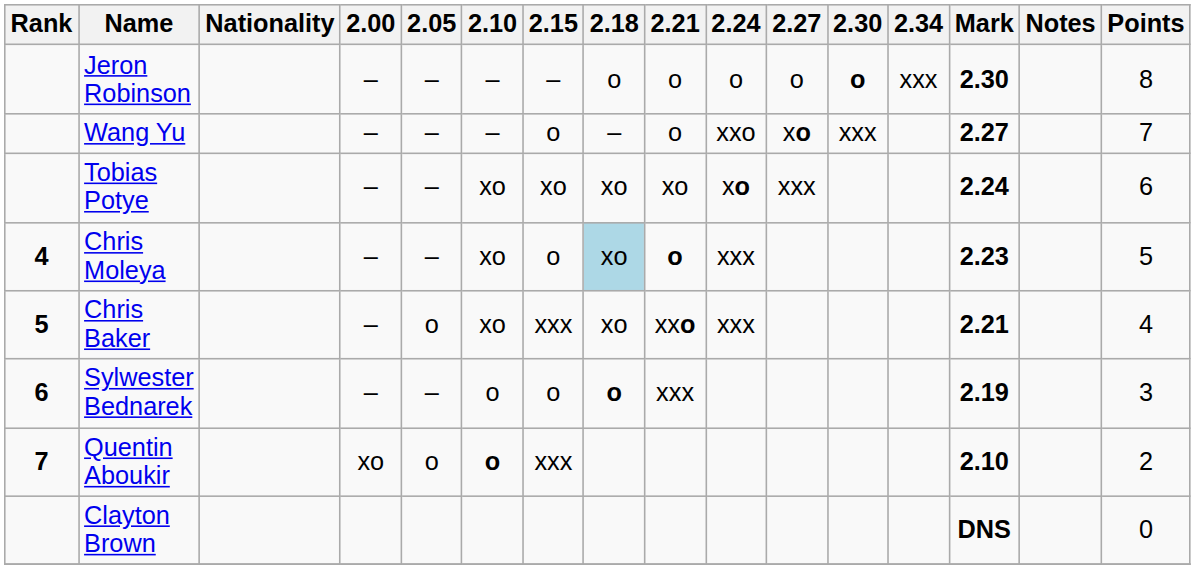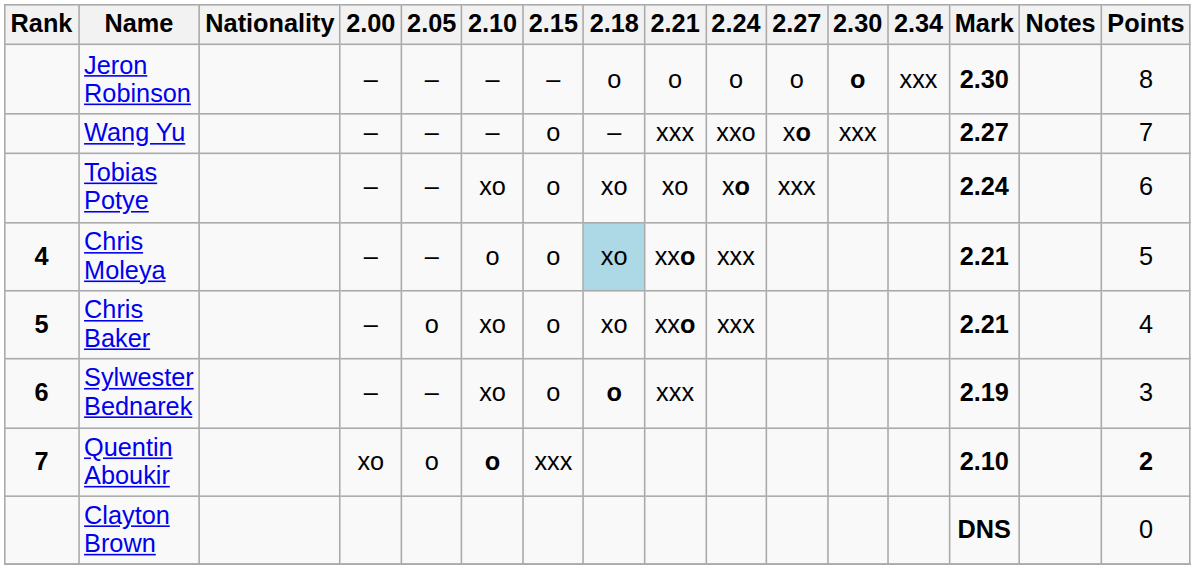(675, 133) o -> (675, 133) xxx
(553, 187) xo -> (553, 187) o
(493, 256) xo -> (493, 256) o
(675, 256) o -> (675, 256) xxo
(984, 256) 2.23 -> (984, 256) 2.21
(553, 324) xxx -> (553, 324) o
(493, 393) o -> (493, 393) xo
(1146, 461) normal -> (1146, 461) bold
